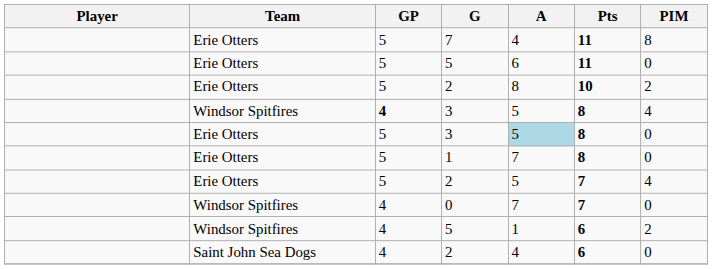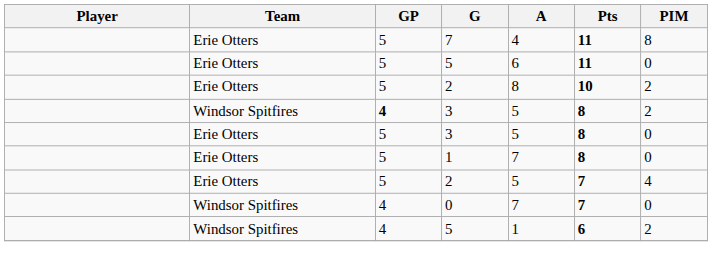(648, 110) 4 -> (648, 110) 2
(515, 134) lightblue background -> (515, 134) no background
- row: (255, 252)
